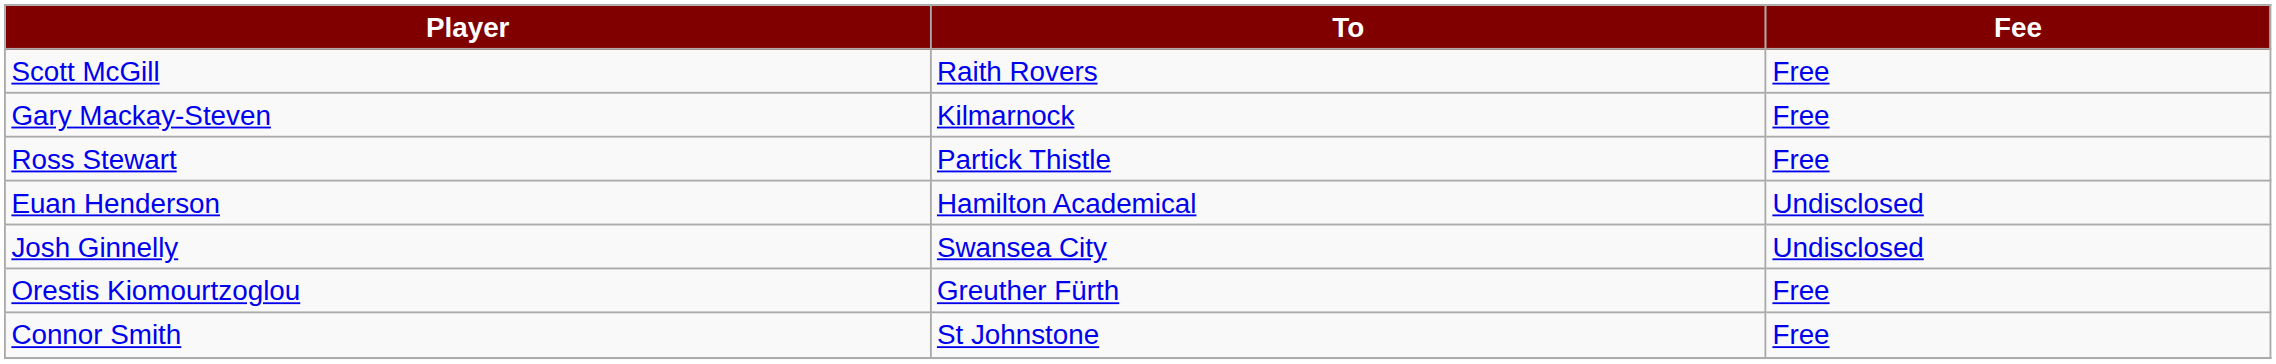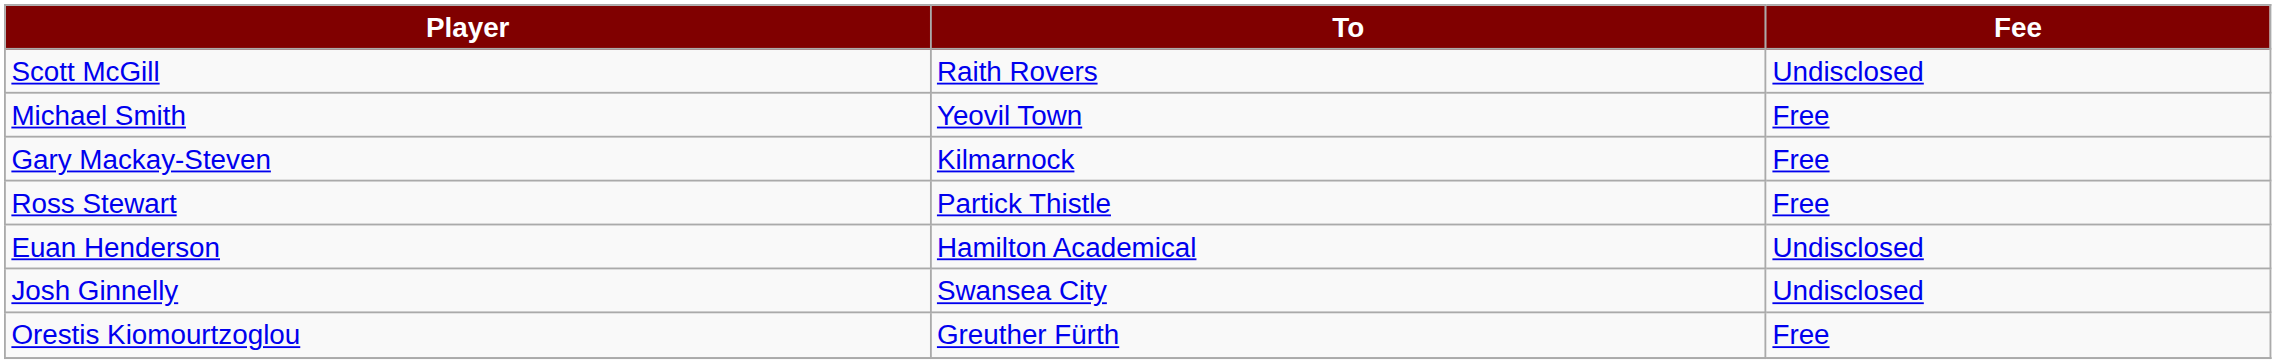(1801, 71) Free -> (1848, 71) Undisclosed
+ row: (99, 115)
- row: (96, 335)
